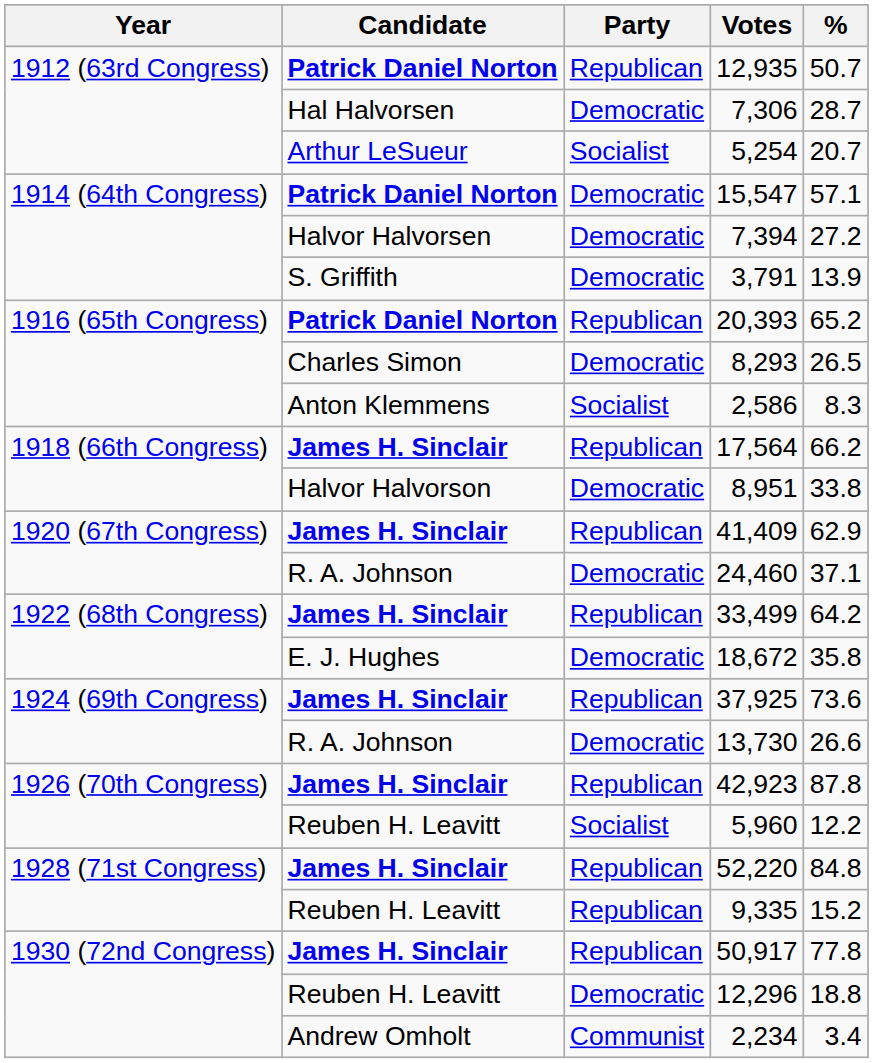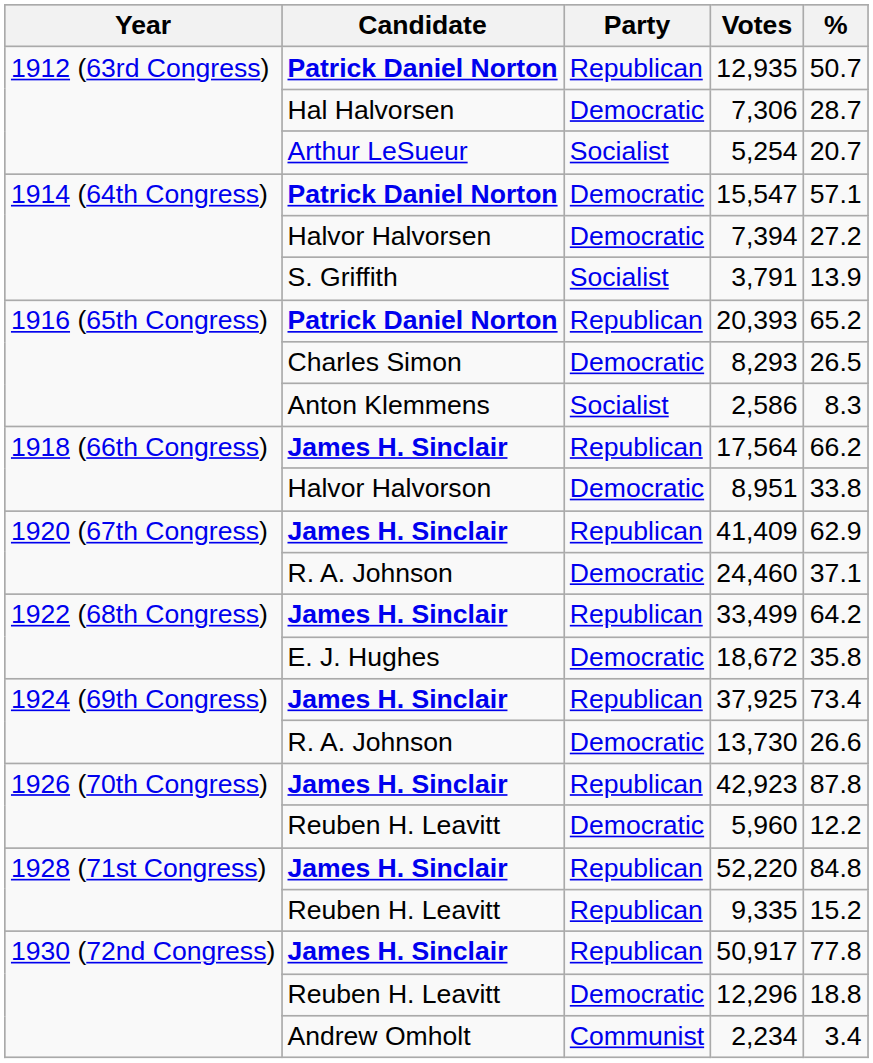(637, 278) Democratic -> (619, 278) Socialist
(836, 699) 73.6 -> (836, 699) 73.4
(619, 825) Socialist -> (637, 825) Democratic
